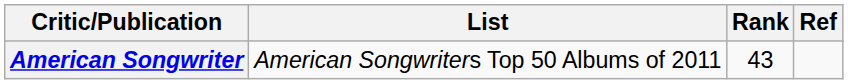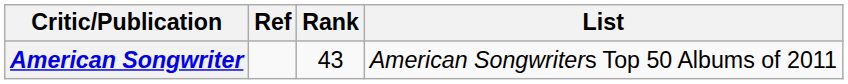columns swapped: (488, 22) <-> (818, 22)
